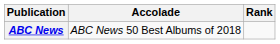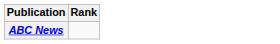- column: (156, 13)
